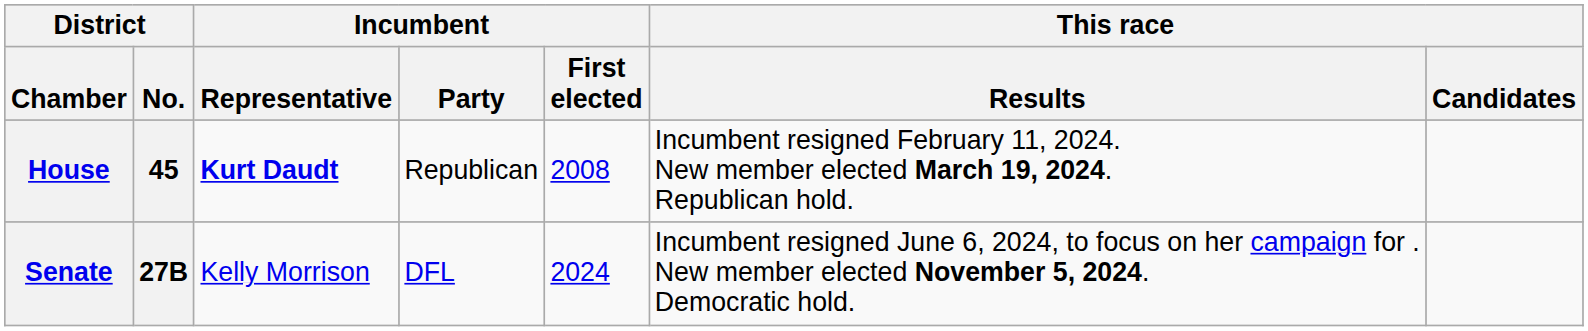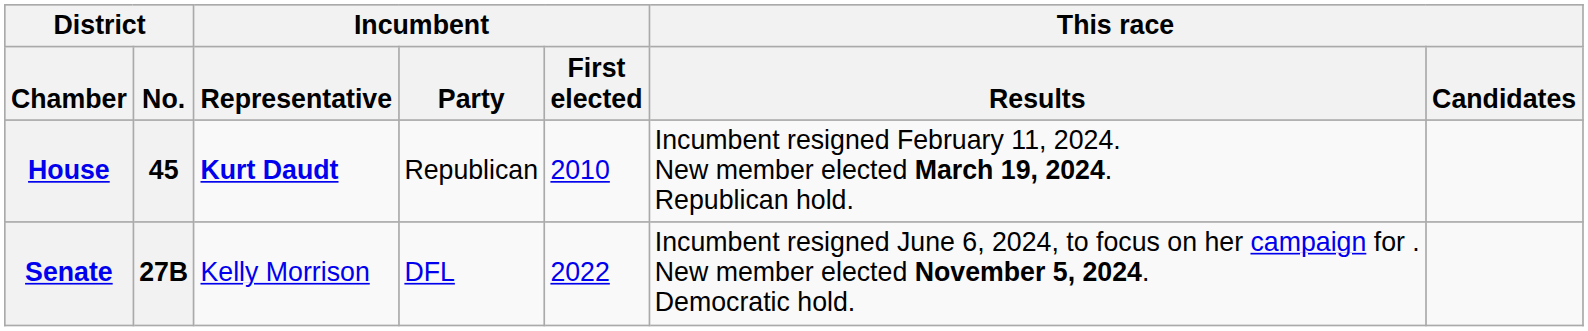(580, 170) 2008 -> (580, 170) 2010
(580, 273) 2024 -> (580, 273) 2022
